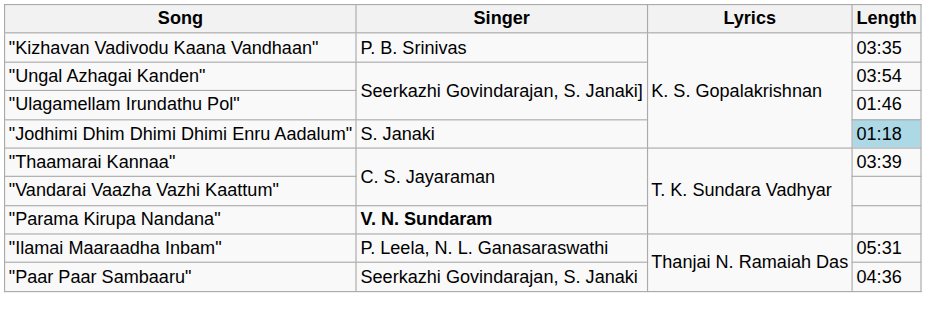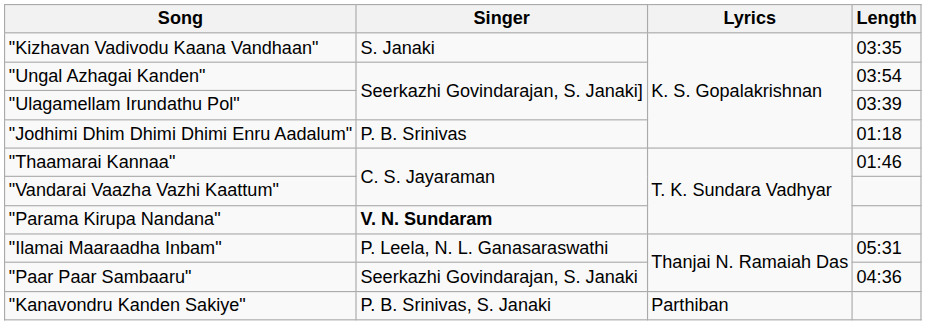(414, 47) P. B. Srinivas -> (398, 47) S. Janaki
(879, 104) 01:46 -> (879, 104) 03:39
(398, 133) S. Janaki -> (414, 133) P. B. Srinivas
(879, 133) lightblue background -> (879, 133) no background
(879, 162) 03:39 -> (879, 162) 01:46
+ row: (127, 305)
